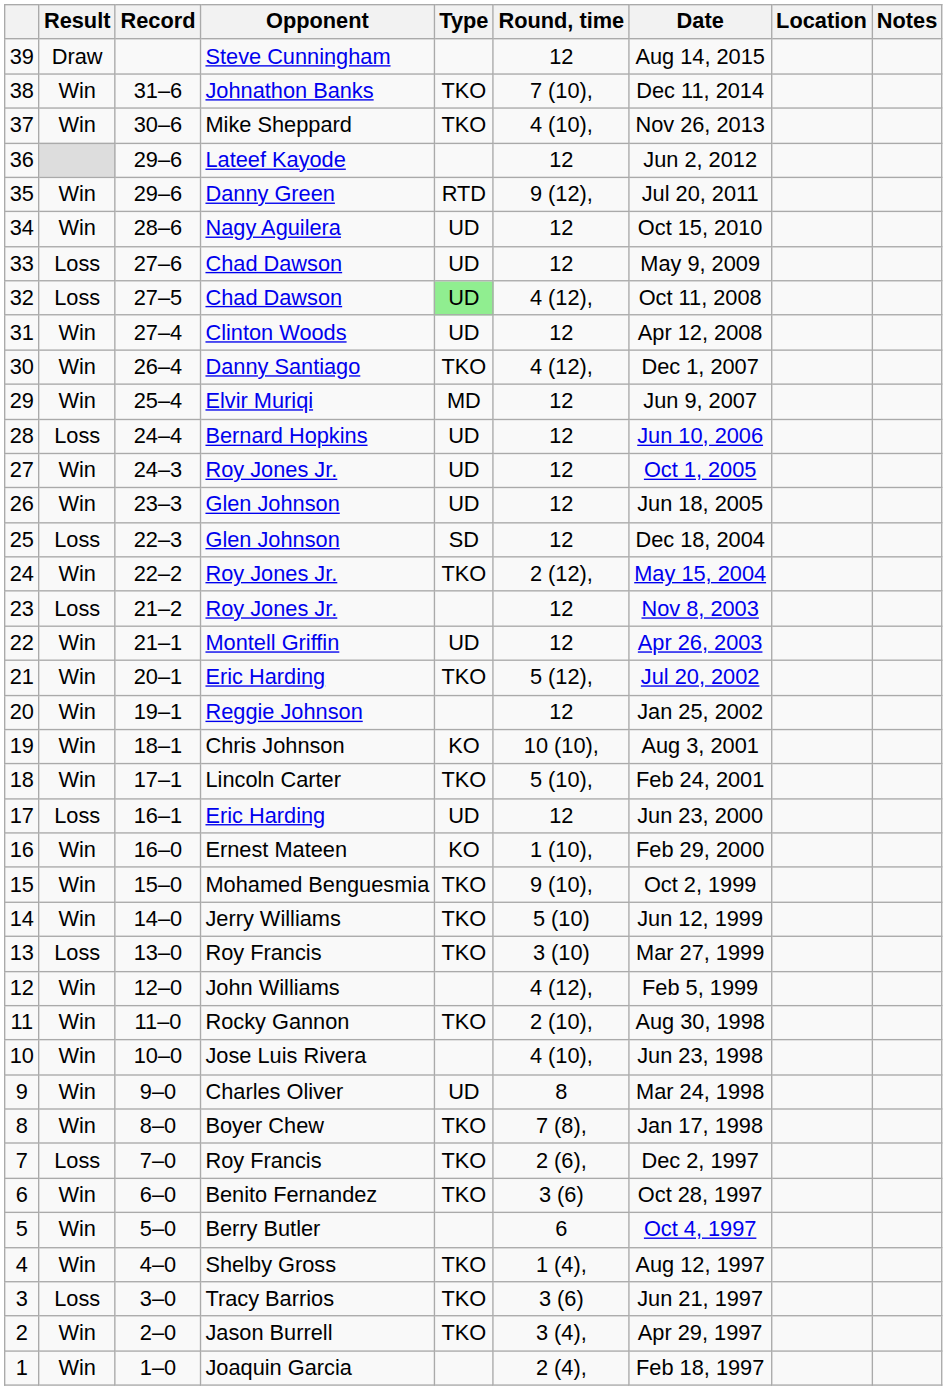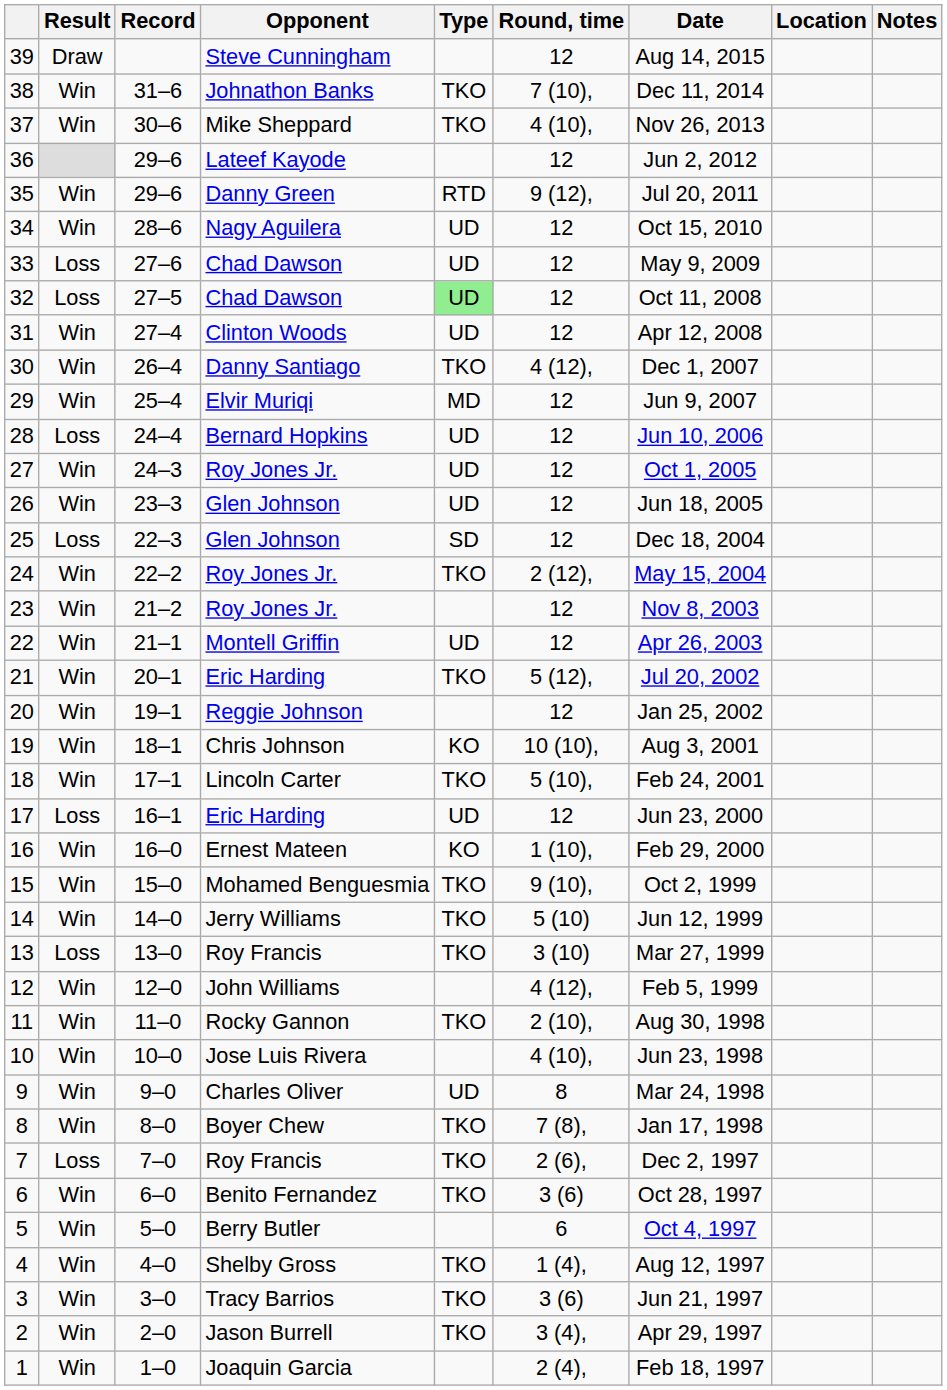(561, 297) 4 (12), -> (561, 297) 12
(77, 608) Loss -> (77, 608) Win
(77, 1298) Loss -> (77, 1298) Win
